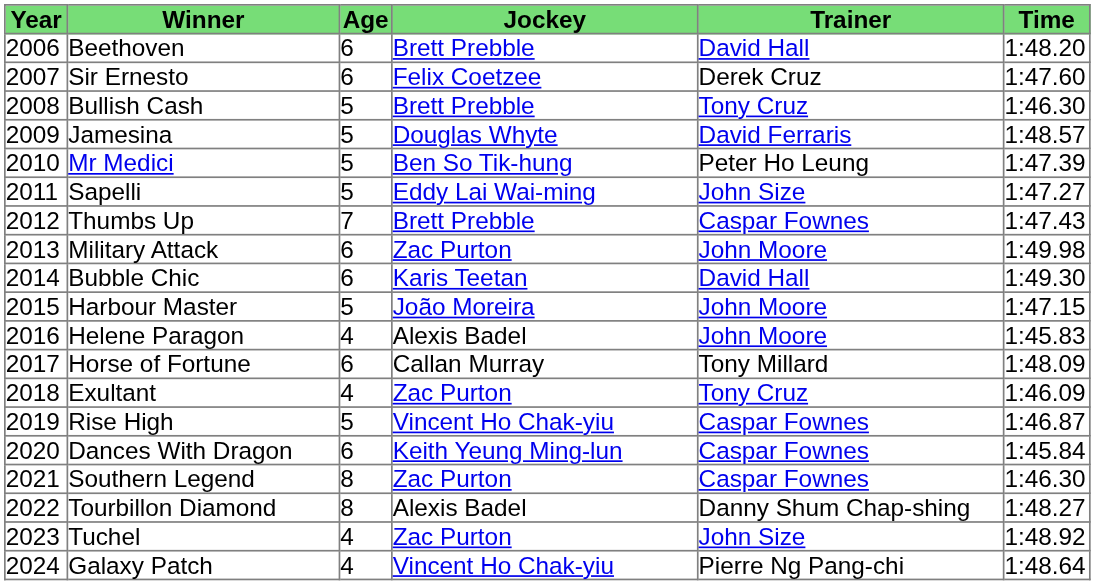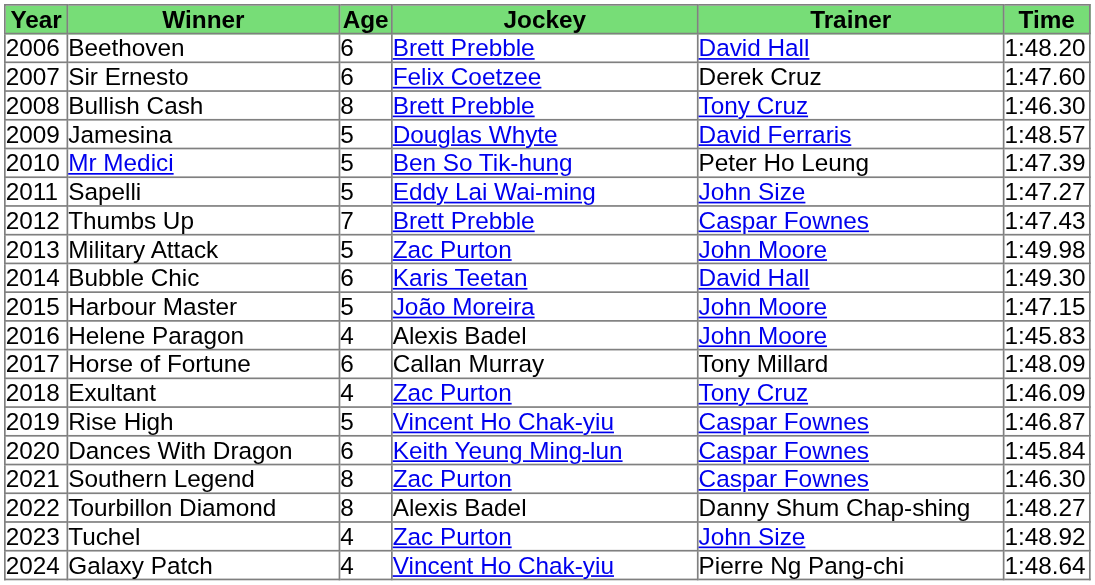(347, 105) 5 -> (347, 105) 8
(347, 249) 6 -> (347, 249) 5
